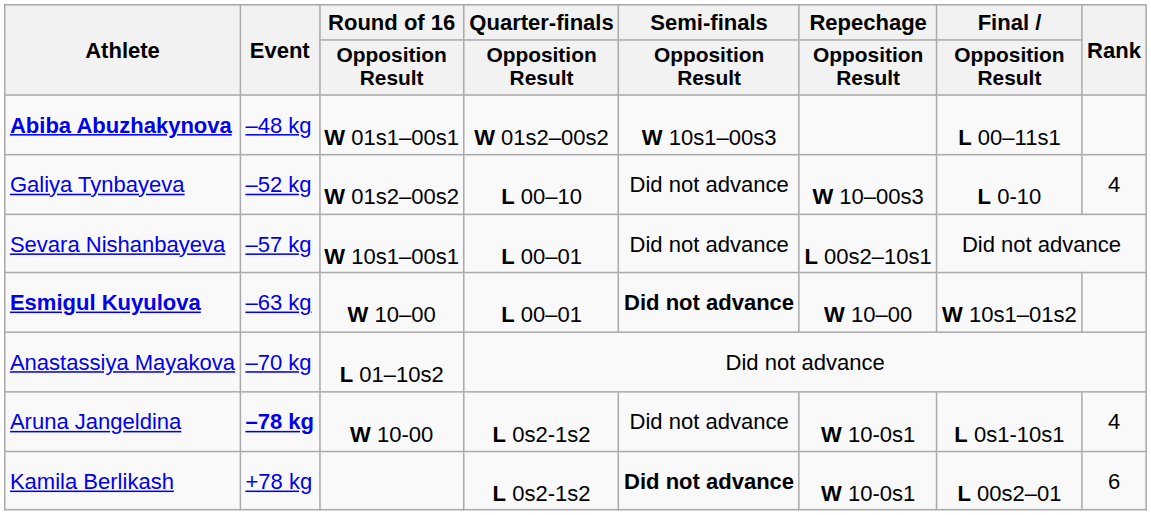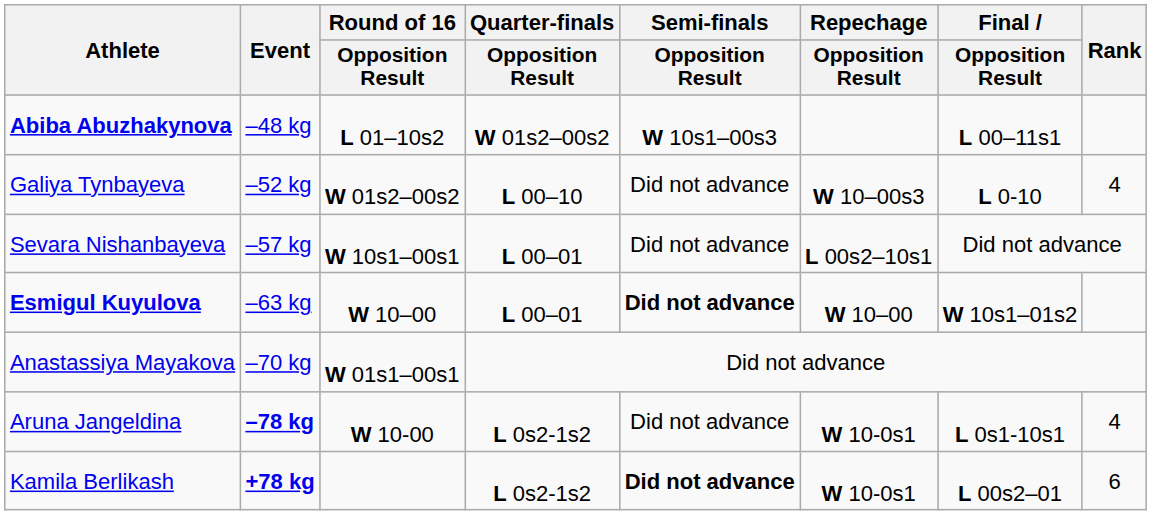(392, 138) W 01s1–00s1 -> (392, 138) L 01–10s2
(392, 375) L 01–10s2 -> (392, 375) W 01s1–00s1
(279, 481) normal -> (280, 481) bold
